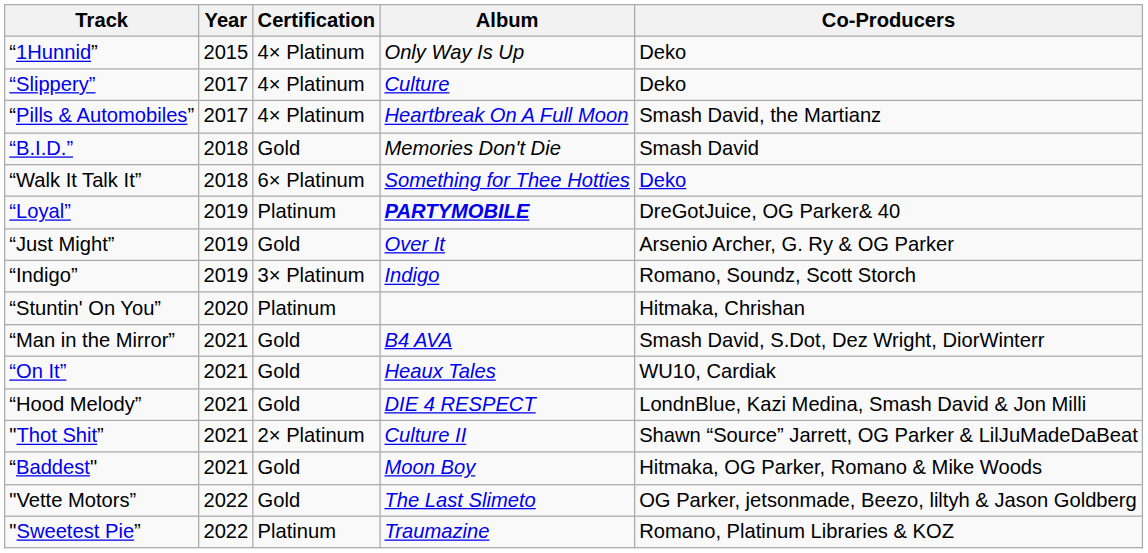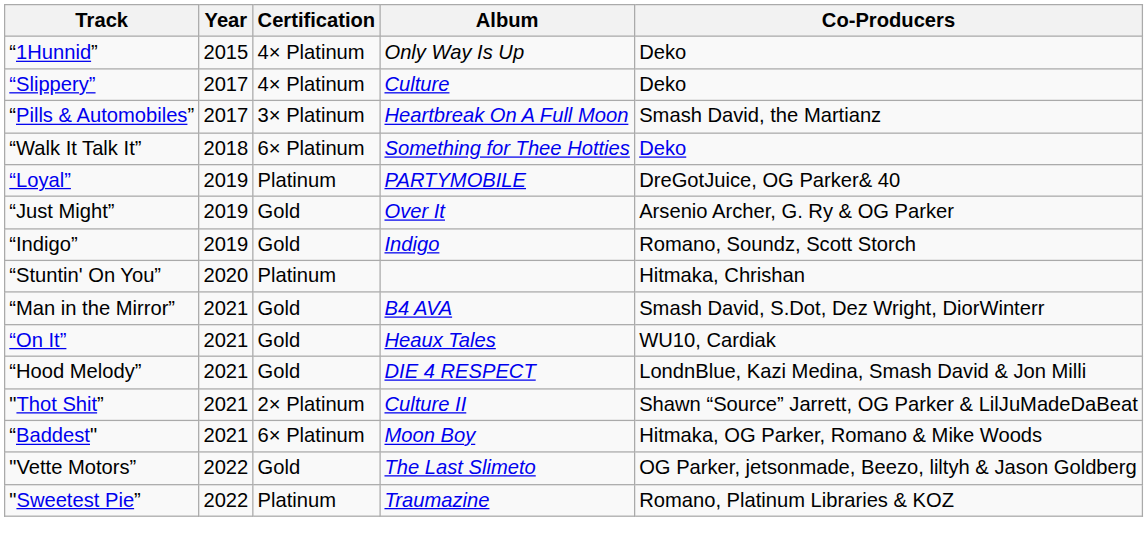(311, 116) 4× Platinum -> (311, 116) 3× Platinum
- row: (41, 148)
(457, 212) bold -> (455, 180) normal
(311, 276) 3× Platinum -> (279, 244) Gold
(279, 468) Gold -> (311, 436) 6× Platinum
